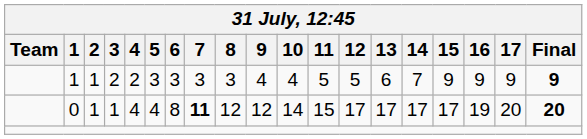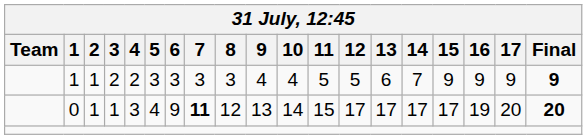(134, 110) 4 -> (134, 110) 3
(175, 110) 8 -> (175, 110) 9
(262, 110) 12 -> (262, 110) 13
